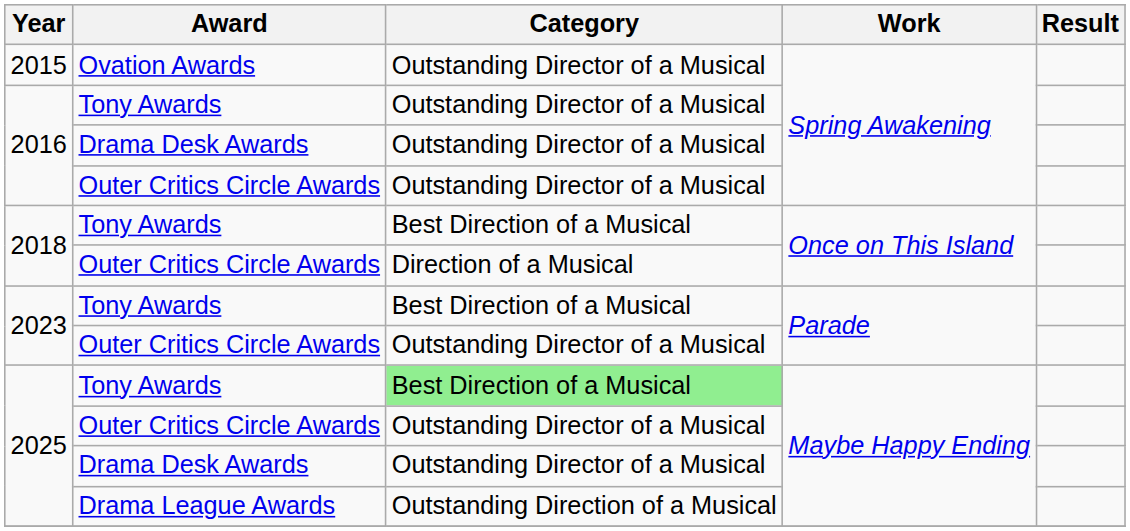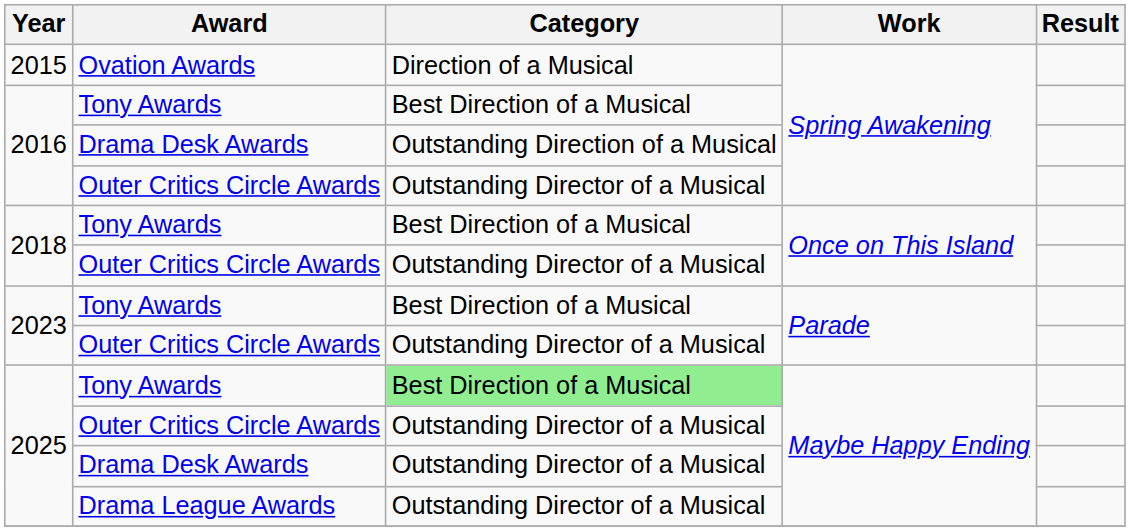(579, 64) Outstanding Director of a Musical -> (513, 64) Direction of a Musical
(579, 104) Outstanding Director of a Musical -> (541, 104) Best Direction of a Musical
(579, 144) Outstanding Director of a Musical -> (584, 144) Outstanding Direction of a Musical
(513, 265) Direction of a Musical -> (579, 265) Outstanding Director of a Musical
(584, 505) Outstanding Direction of a Musical -> (579, 505) Outstanding Director of a Musical
